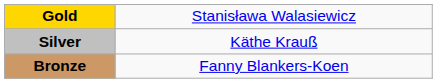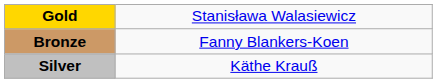rows swapped: (60, 41) <-> (60, 66)
